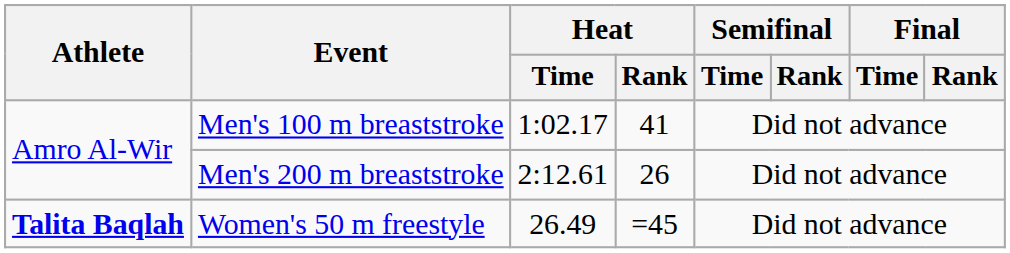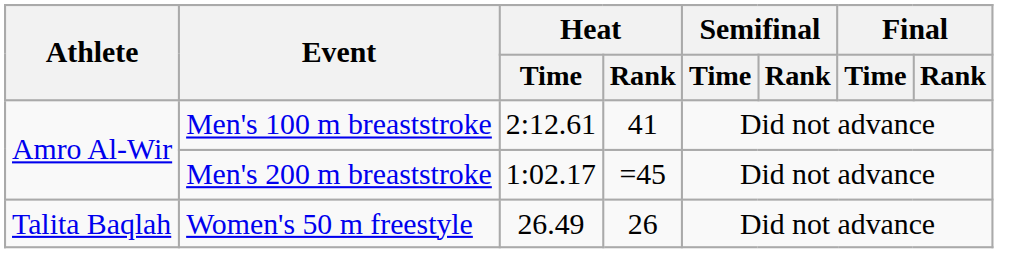(563, 125) 1:02.17 -> (551, 125) 2:12.61
(563, 174) 2:12.61 -> (551, 174) 1:02.17
(655, 174) 26 -> (643, 174) =45
(98, 223) bold -> (92, 223) normal
(655, 223) =45 -> (643, 223) 26
